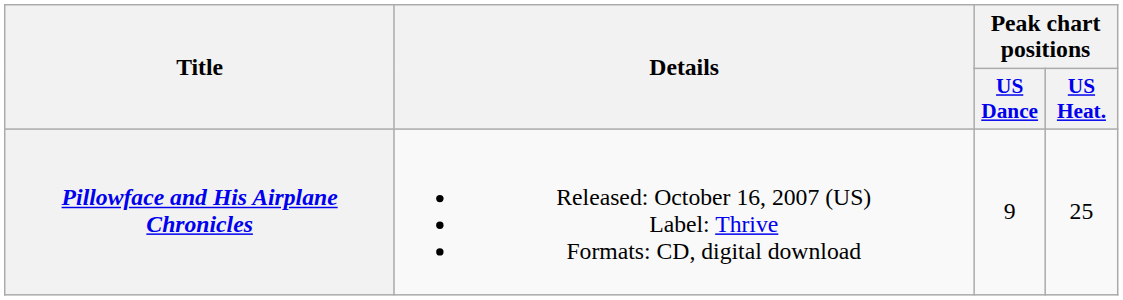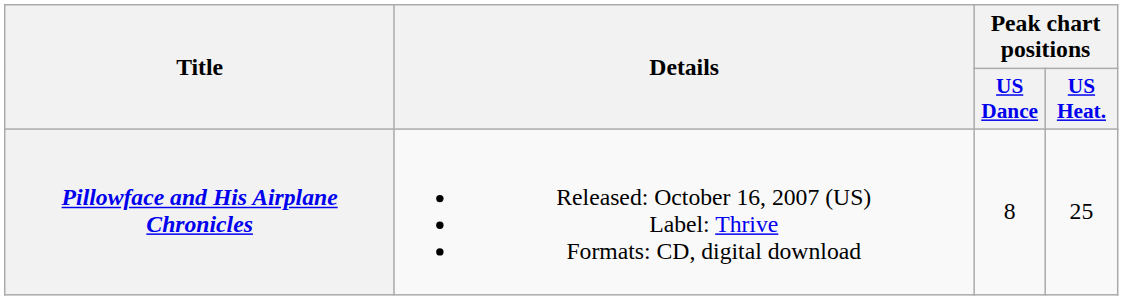(1010, 211) 9 -> (1010, 211) 8
